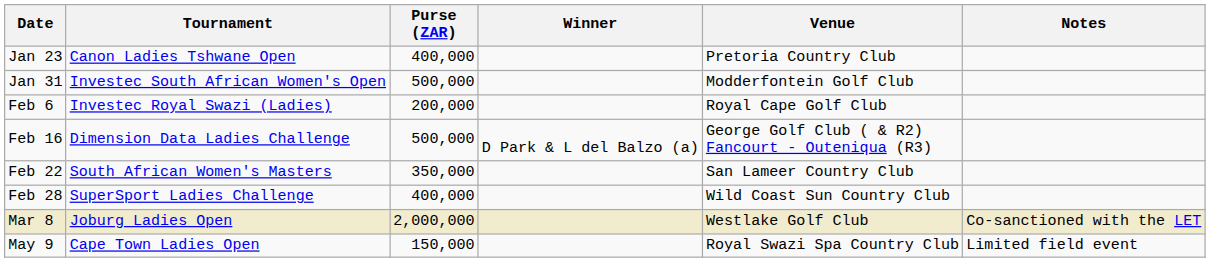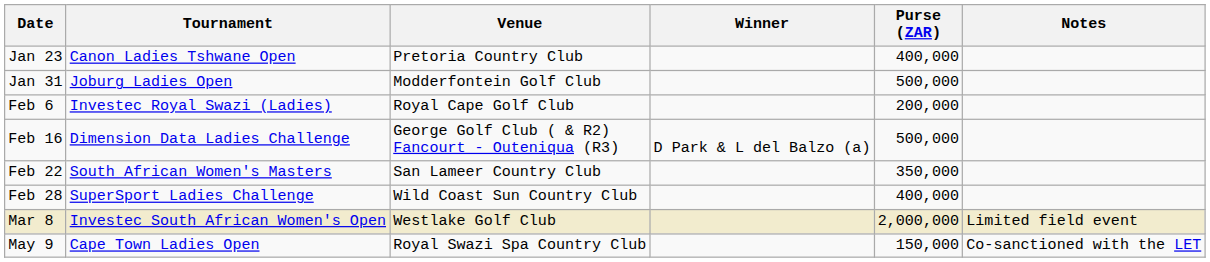columns swapped: (833, 26) <-> (434, 26)
(228, 83) Investec South African Women's Open -> (151, 83) Joburg Ladies Open
(151, 222) Joburg Ladies Open -> (228, 222) Investec South African Women's Open
(1084, 222) Co-sanctioned with the LET -> (1052, 222) Limited field event
(1052, 246) Limited field event -> (1084, 246) Co-sanctioned with the LET
